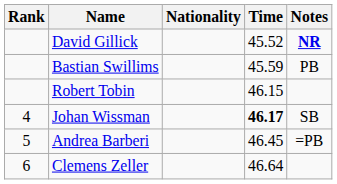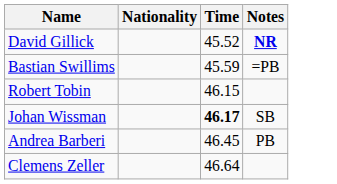- column: (26, 16)
(309, 66) PB -> (265, 66) =PB
(309, 141) =PB -> (265, 141) PB
